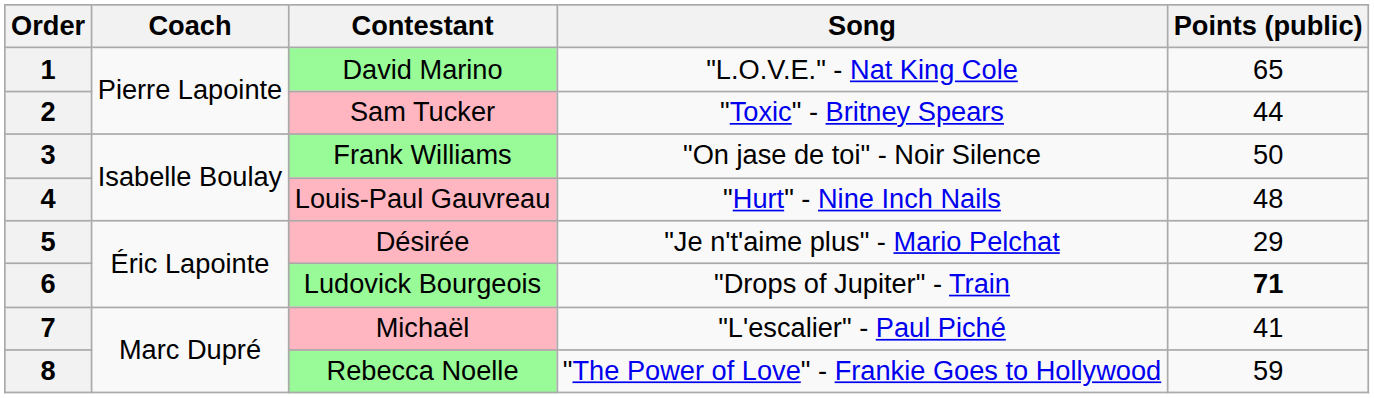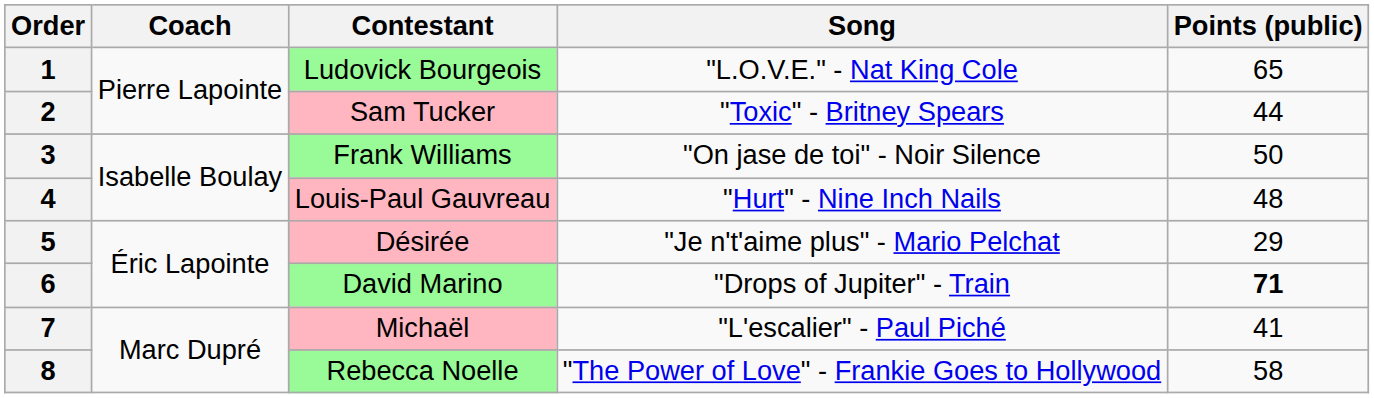(423, 69) David Marino -> (423, 69) Ludovick Bourgeois
(423, 284) Ludovick Bourgeois -> (423, 284) David Marino
(1268, 371) 59 -> (1268, 371) 58
